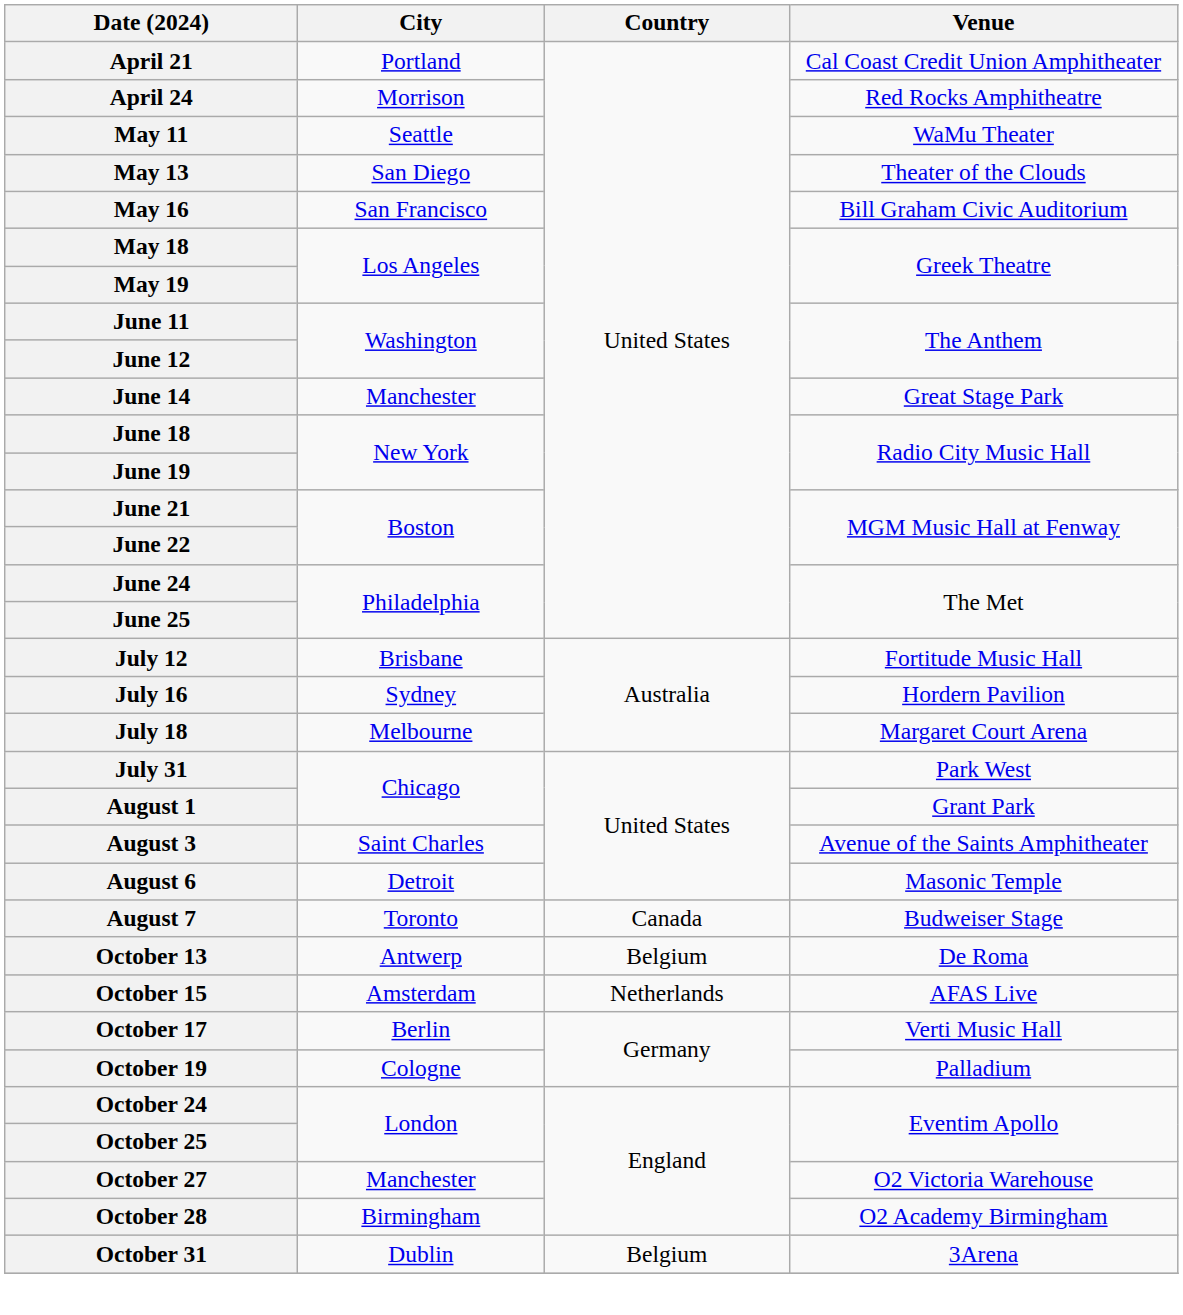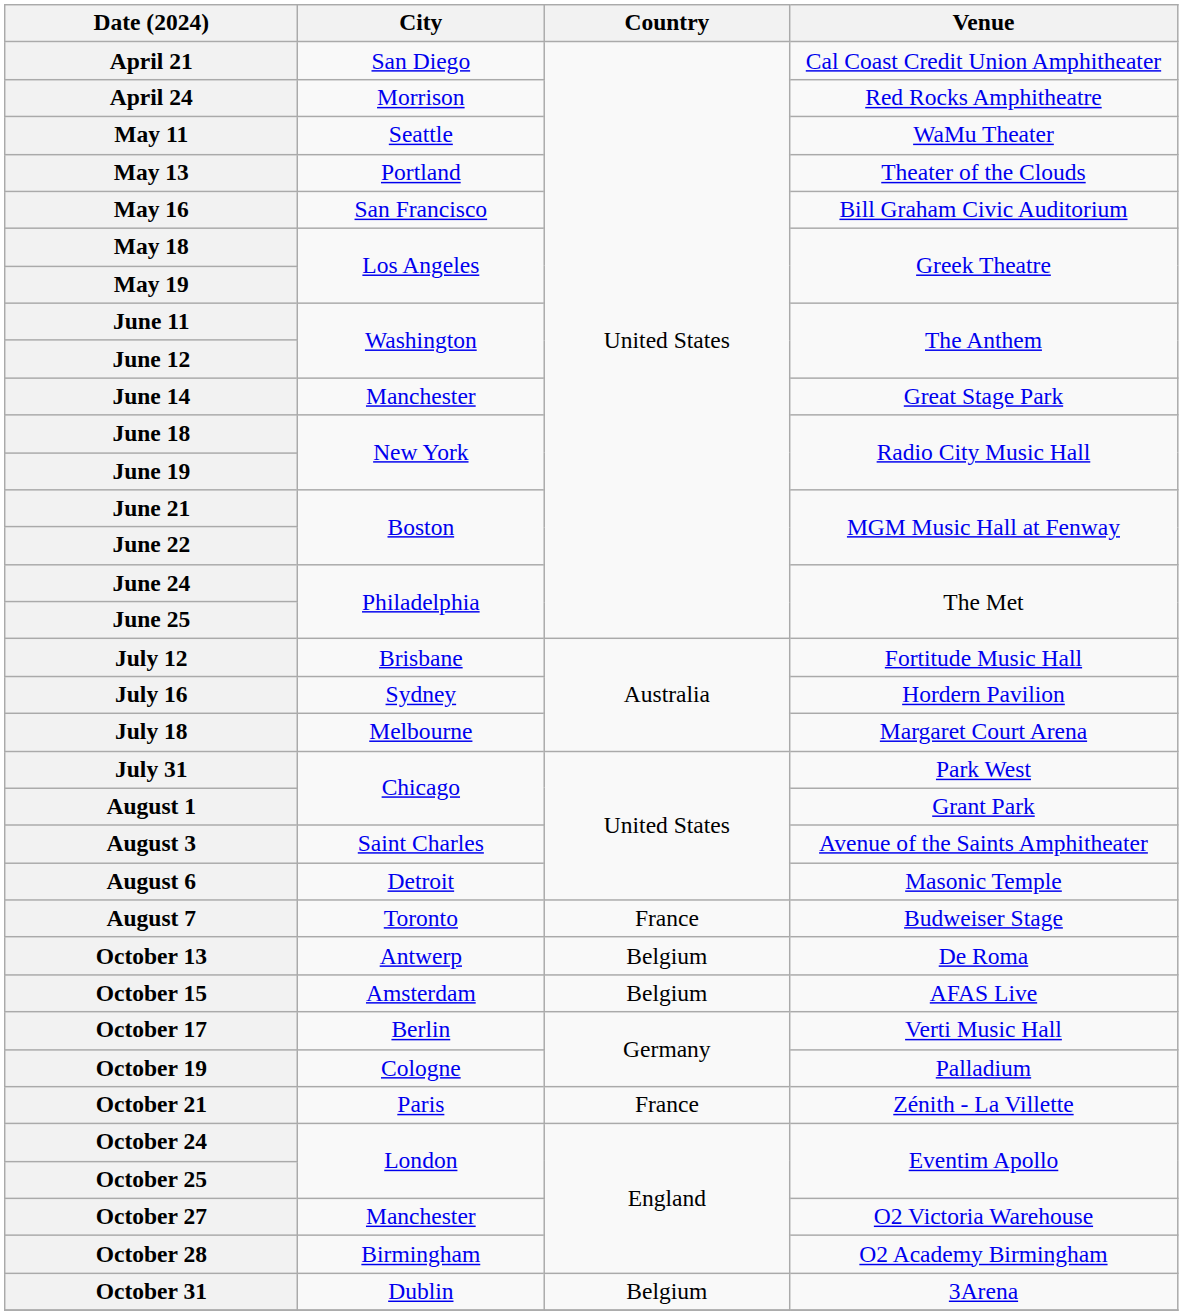(421, 60) Portland -> (421, 60) San Diego
(421, 172) San Diego -> (421, 172) Portland
(667, 918) Canada -> (667, 918) France
(667, 992) Netherlands -> (667, 992) Belgium
+ row: (151, 1104)
